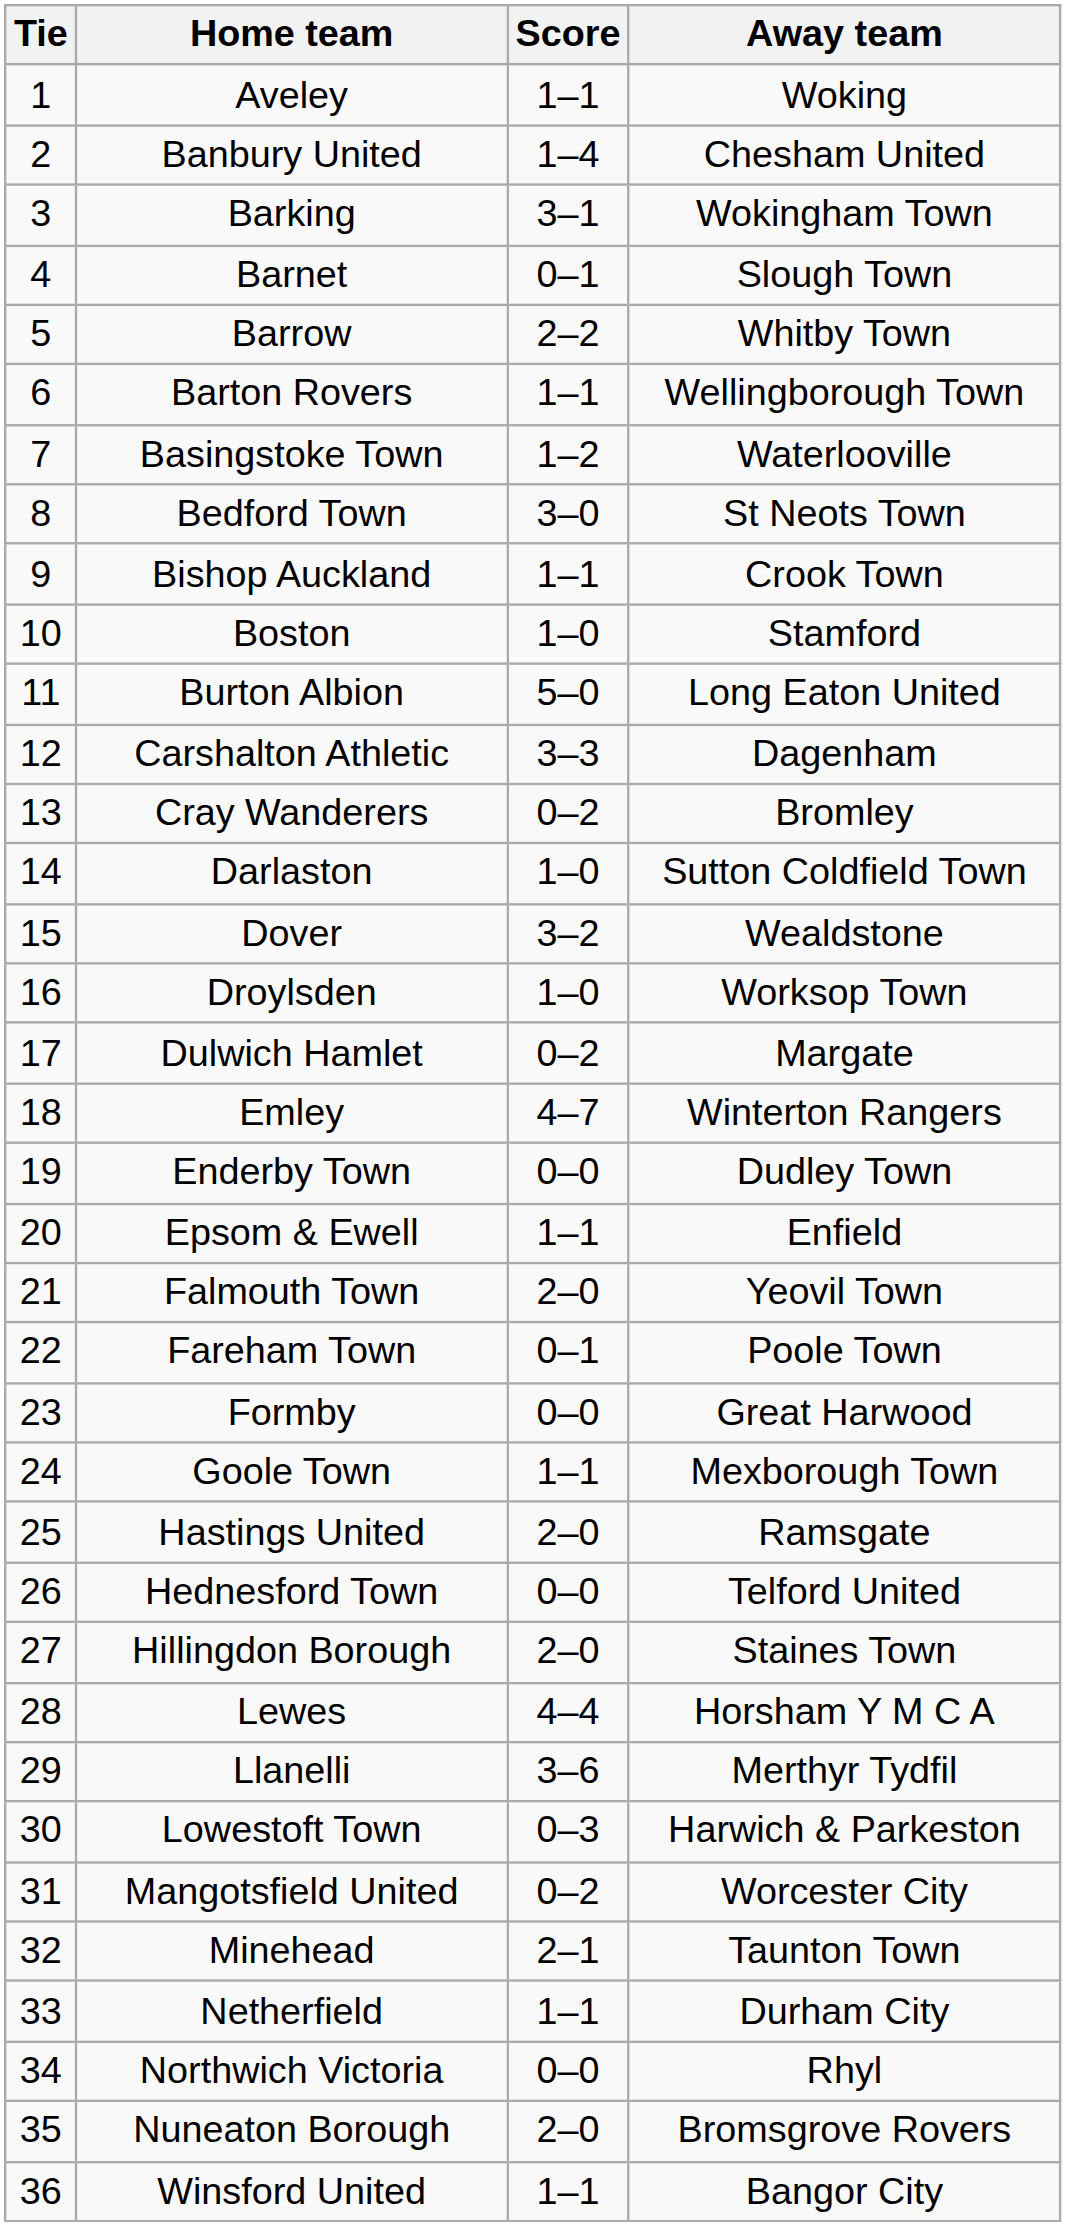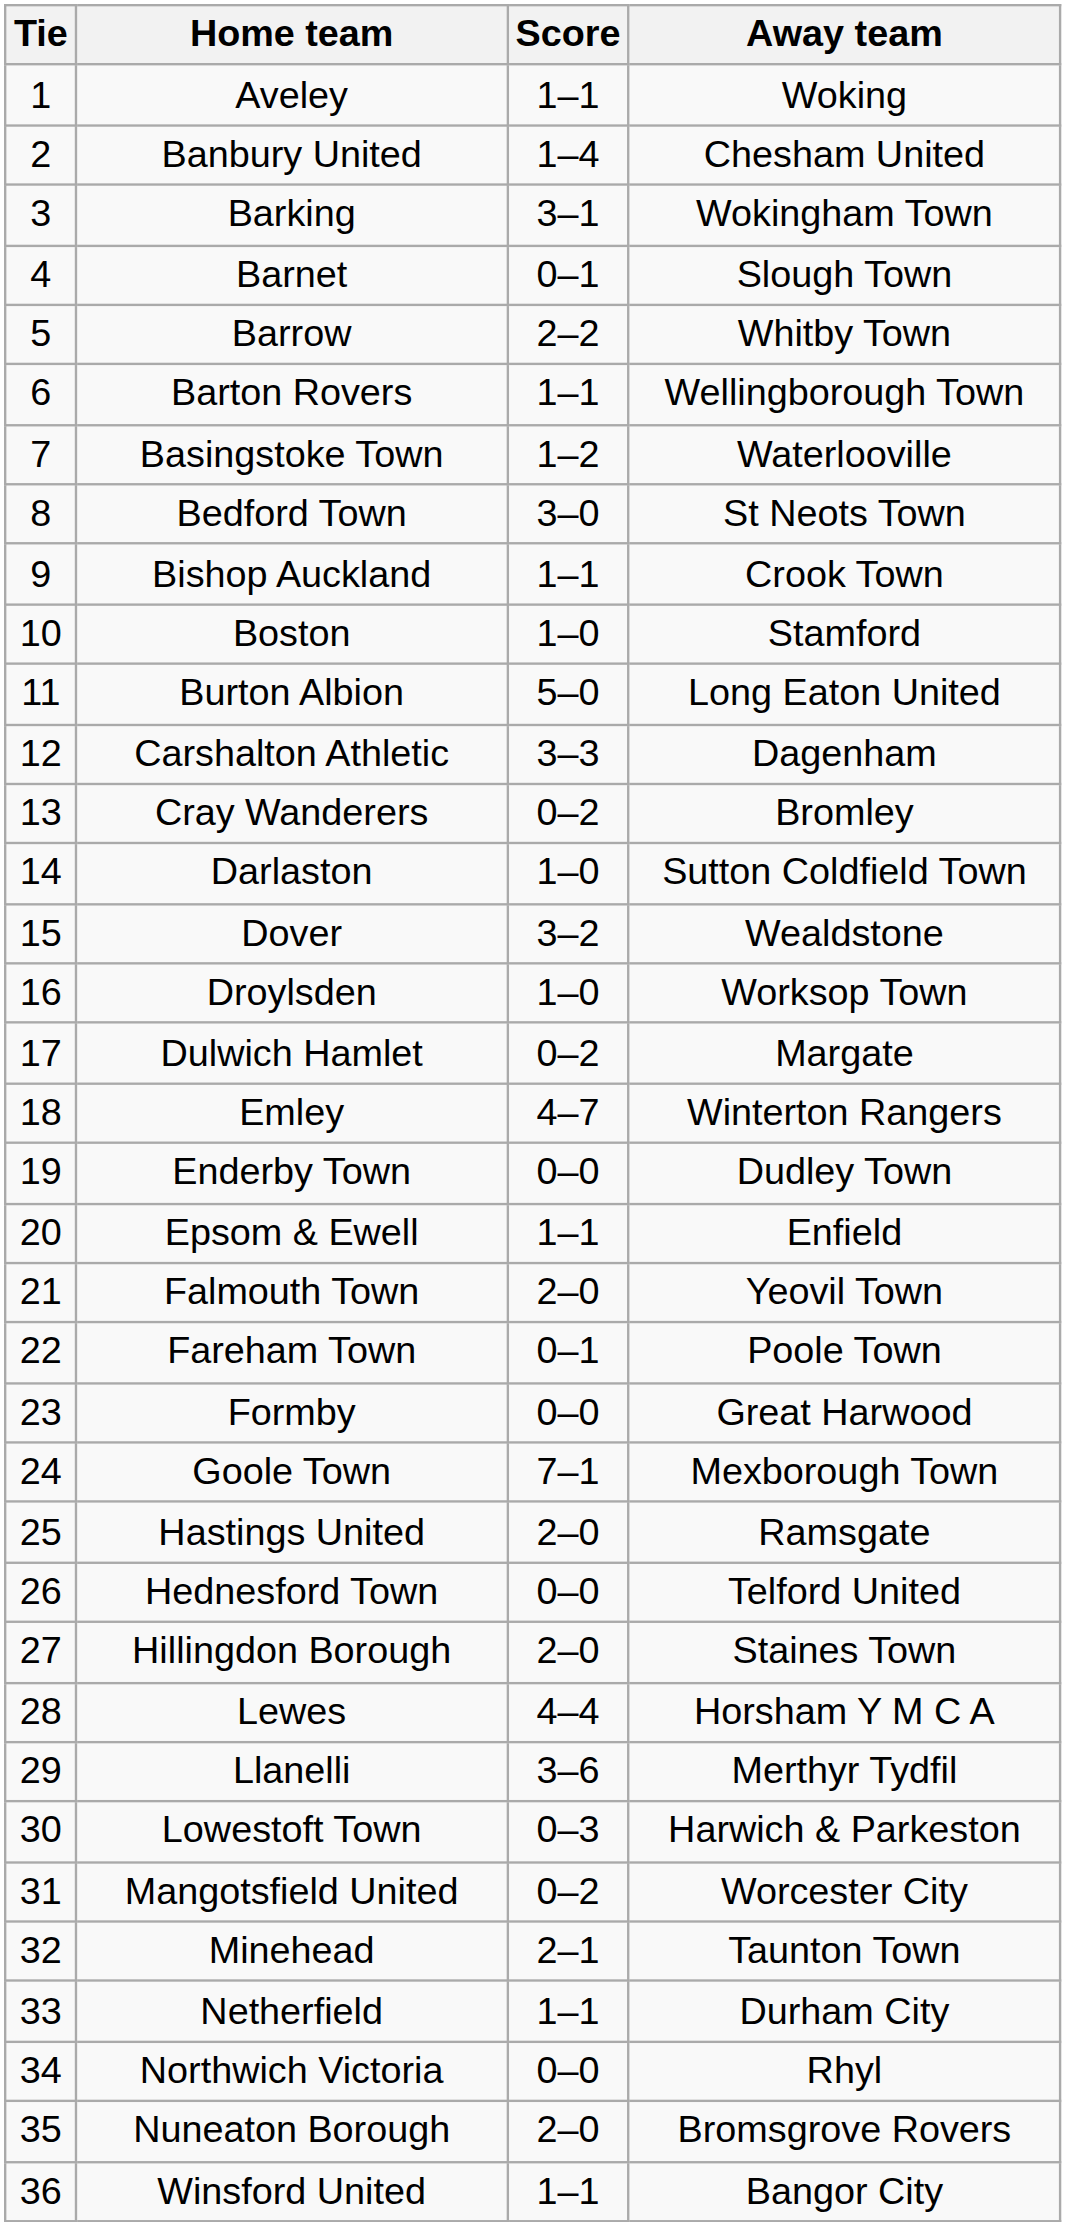(568, 1471) 1–1 -> (568, 1471) 7–1
